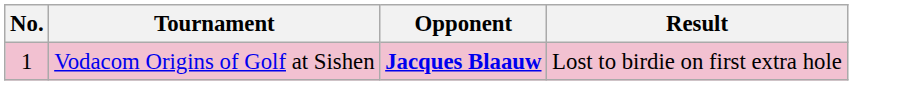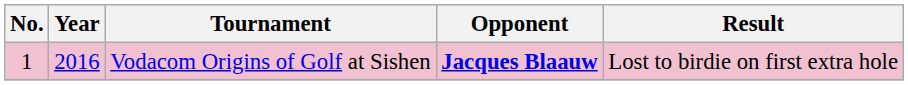+ column: (77, 23)
